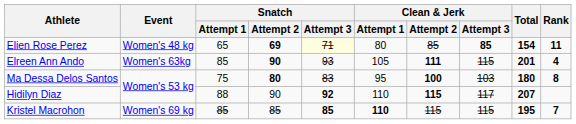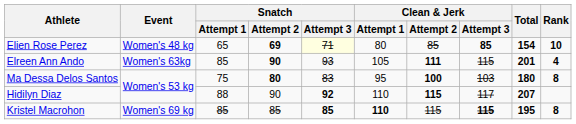(556, 46) 11 -> (556, 46) 10
(486, 111) normal -> (486, 111) bold
(556, 111) 7 -> (556, 111) 8
